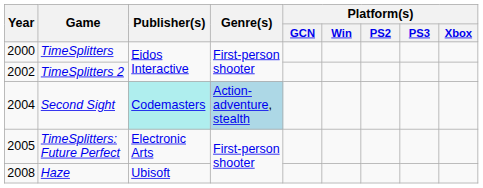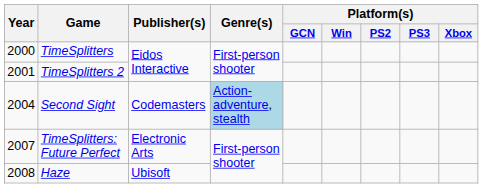(21, 71) 2002 -> (21, 71) 2001
(168, 105) paleturquoise background -> (168, 105) no background
(21, 146) 2005 -> (21, 146) 2007
